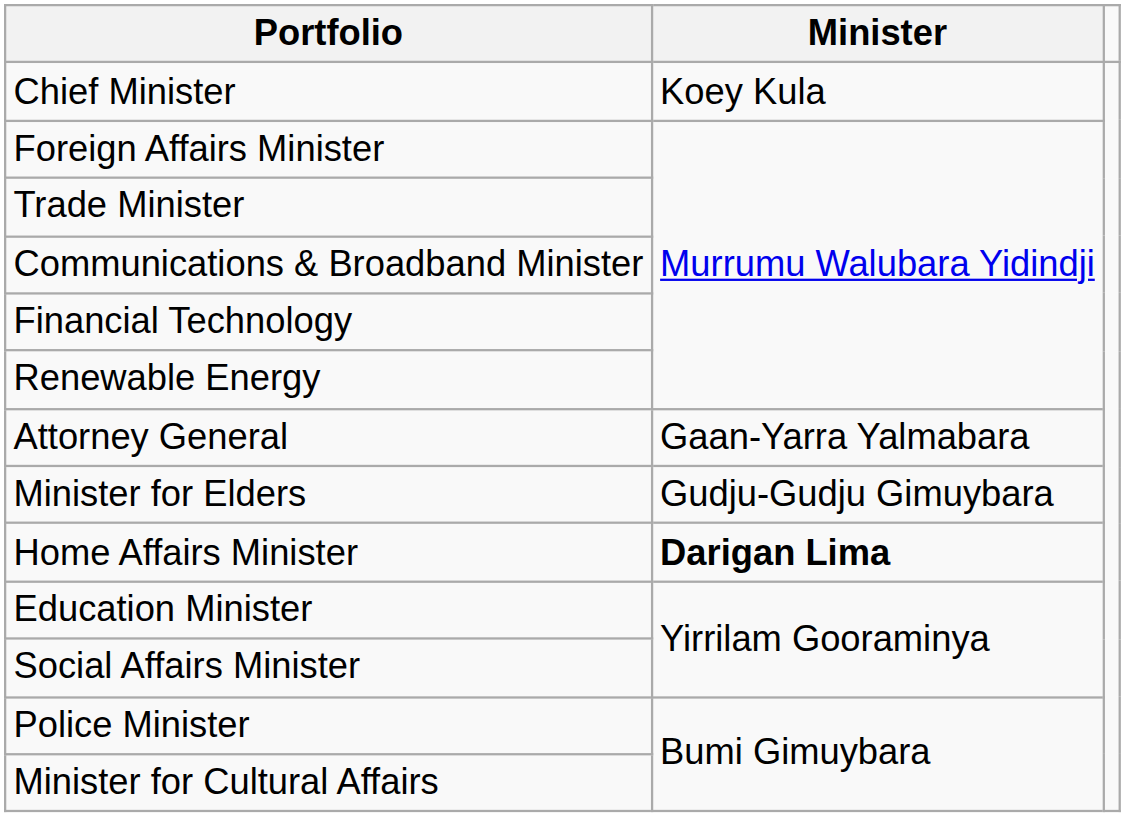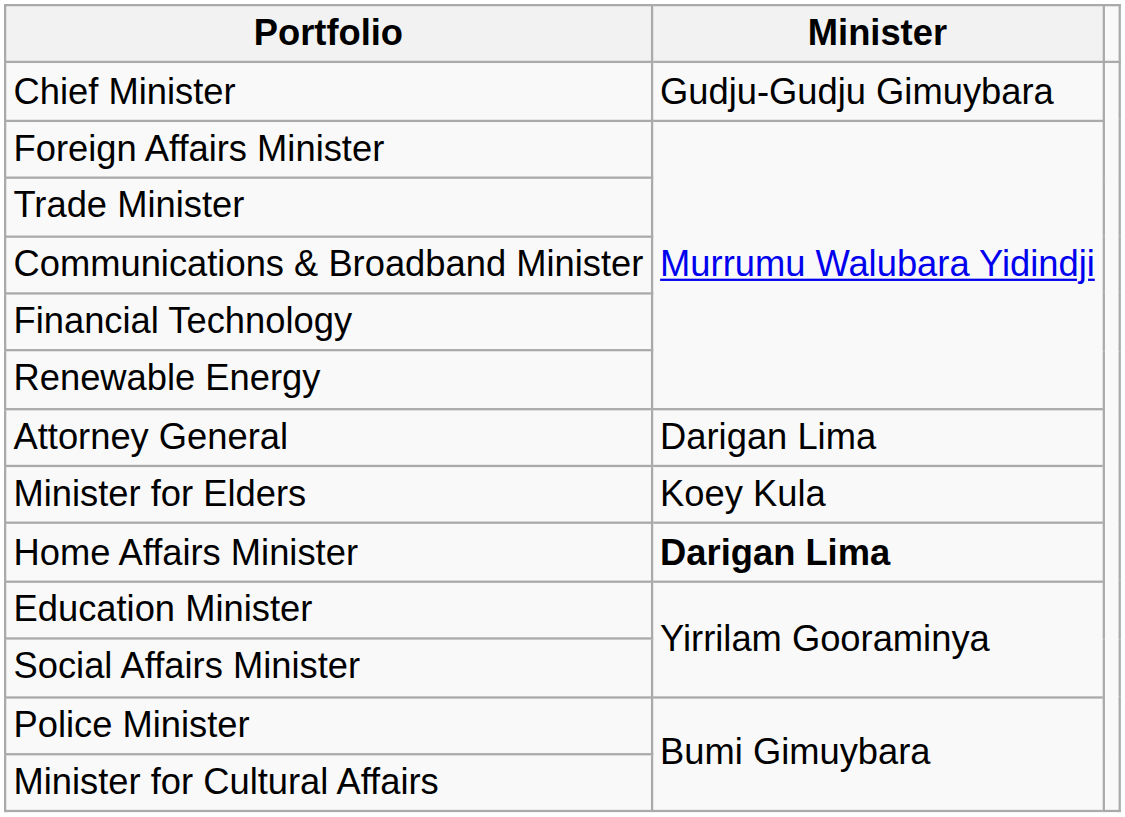(743, 90) Koey Kula -> (857, 90) Gudju-Gudju Gimuybara
(845, 436) Gaan-Yarra Yalmabara -> (768, 436) Darigan Lima
(857, 494) Gudju-Gudju Gimuybara -> (743, 494) Koey Kula
